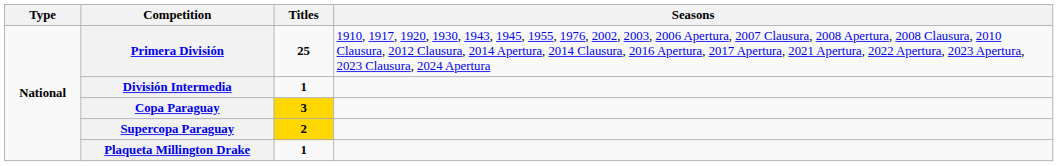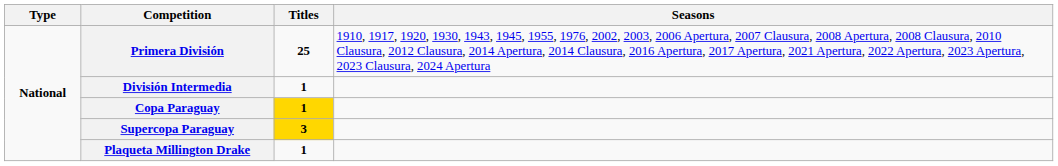(304, 108) 3 -> (304, 108) 1
(304, 129) 2 -> (304, 129) 3
